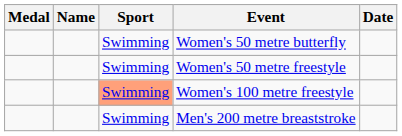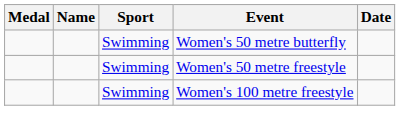(136, 93) lightsalmon background -> (136, 93) no background
- row: (266, 118)
